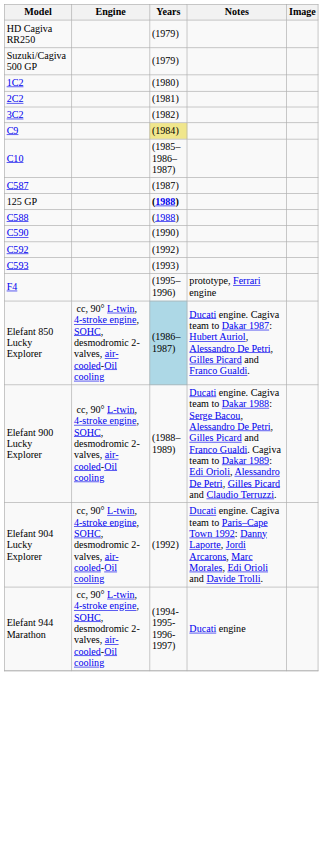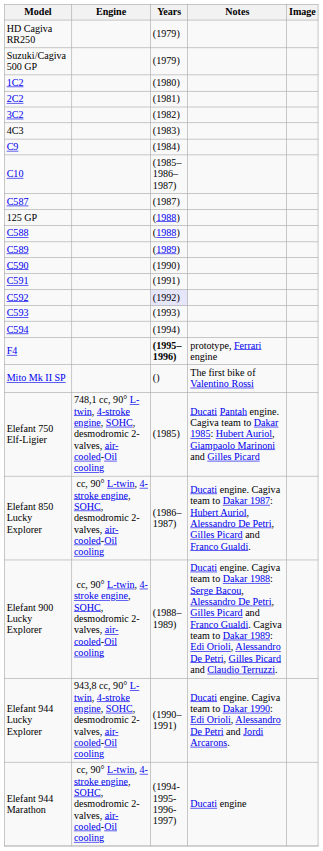+ row: (15, 131)
(165, 131) khaki background -> (166, 147) no background
(165, 201) bold -> (166, 217) normal
+ row: (18, 249)
+ row: (18, 281)
(165, 249) no background -> (166, 297) lavender background
+ row: (18, 329)
(166, 287) normal -> (167, 351) bold
+ row: (36, 378)
+ row: (30, 434)
(166, 343) lightblue background -> (167, 518) no background
+ row: (30, 720)
- row: (30, 545)
